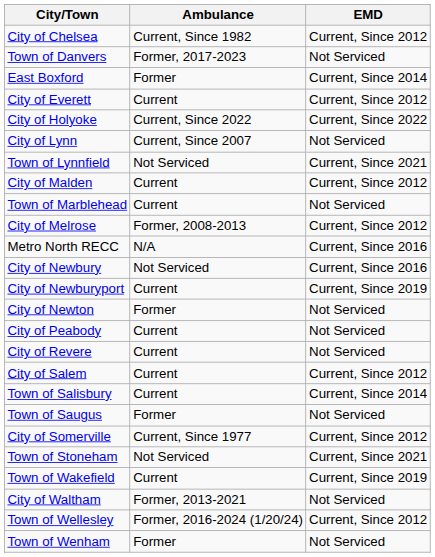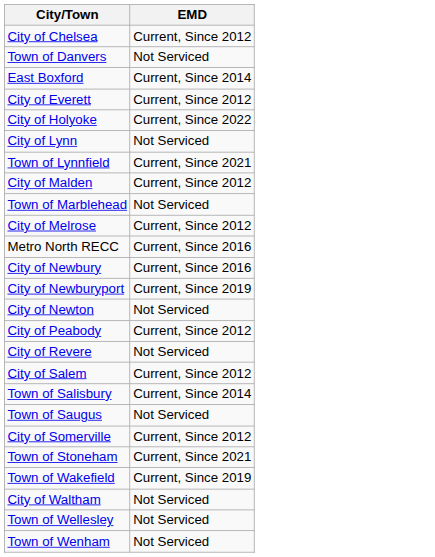- column: (218, 15)
(347, 330) Not Serviced -> (192, 330) Current, Since 2012
(368, 520) Current, Since 2012 -> (171, 520) Not Serviced
